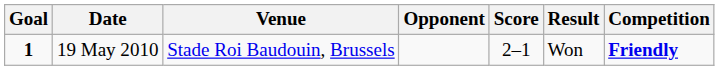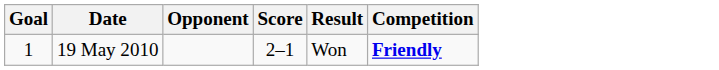- column: (281, 19)
(29, 49) bold -> (29, 49) normal
